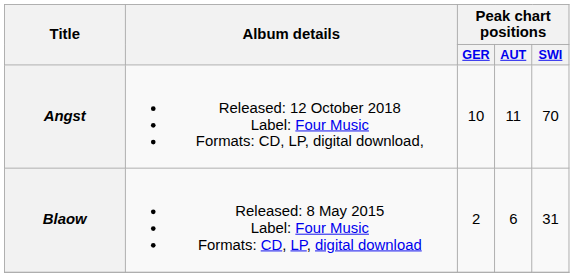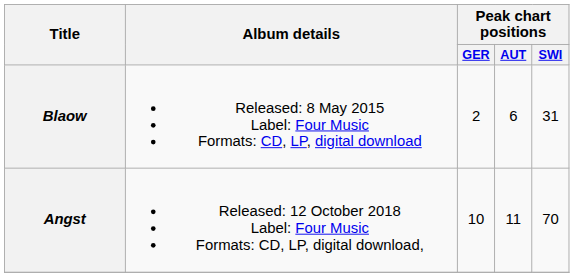rows swapped: (65, 220) <-> (65, 116)
